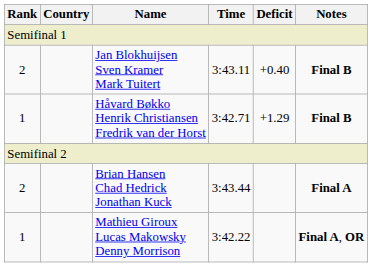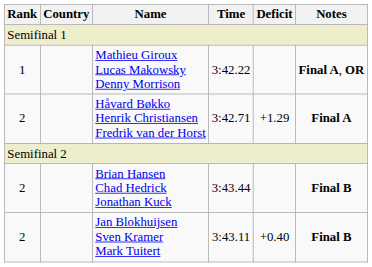rows swapped: (141, 237) <-> (136, 69)
(22, 118) 1 -> (22, 118) 2
(331, 118) Final B -> (331, 118) Final A
(331, 188) Final A -> (331, 188) Final B
